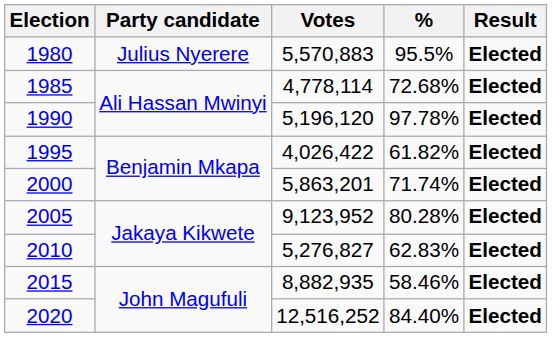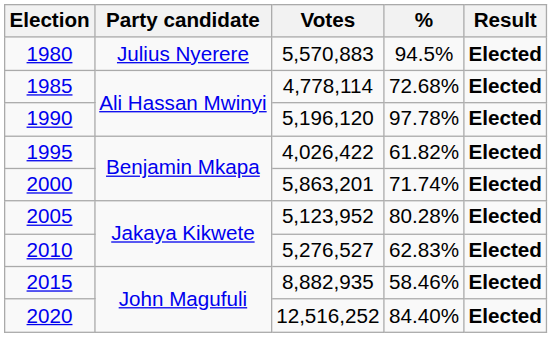(424, 53) 95.5% -> (424, 53) 94.5%
(328, 217) 9,123,952 -> (328, 217) 5,123,952
(328, 250) 5,276,827 -> (328, 250) 5,276,527
